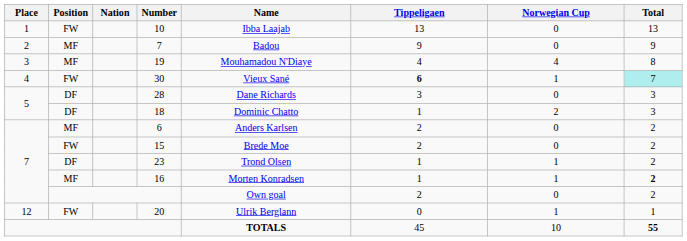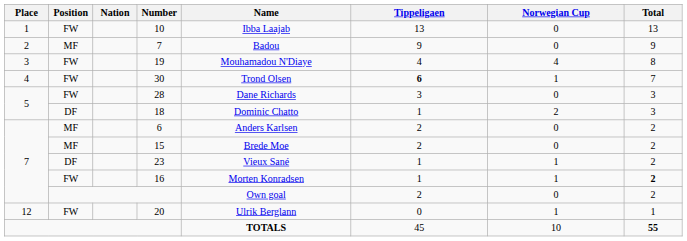(71, 62) MF -> (71, 62) FW
(266, 79) Vieux Sané -> (266, 79) Trond Olsen
(653, 79) paleturquoise background -> (653, 79) no background
(71, 95) DF -> (71, 95) FW
(71, 145) FW -> (71, 145) MF
(266, 161) Trond Olsen -> (266, 161) Vieux Sané
(71, 178) MF -> (71, 178) FW
